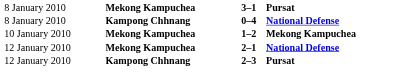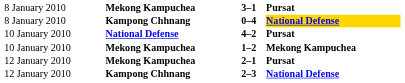(303, 21) no background -> (303, 21) gold background
+ row: (249, 34)
(303, 47) National Defense -> (280, 60) Pursat
(280, 60) Pursat -> (303, 74) National Defense
